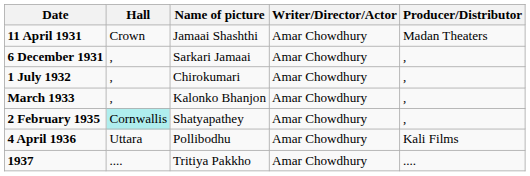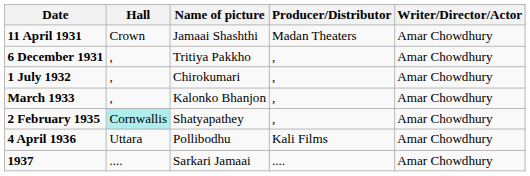columns swapped: (463, 14) <-> (334, 14)
(212, 56) Sarkari Jamaai -> (212, 56) Tritiya Pakkho
(212, 160) Tritiya Pakkho -> (212, 160) Sarkari Jamaai
